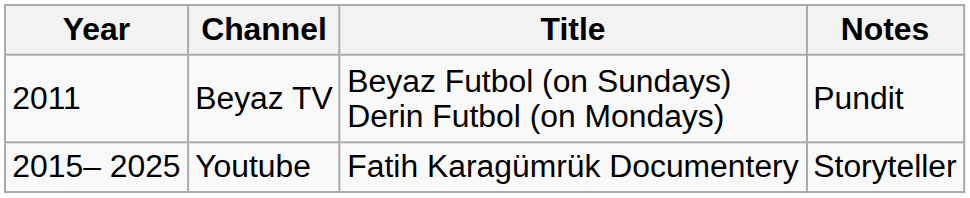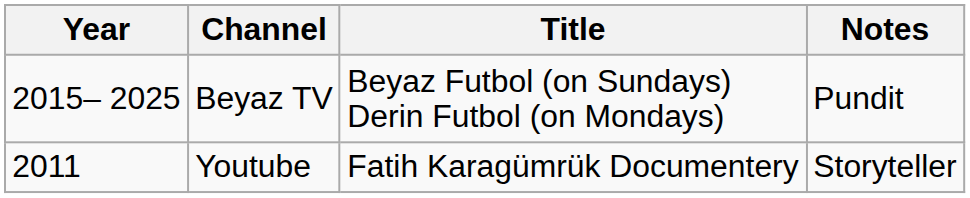(47, 98) 2011 -> (96, 98) 2015– 2025
(96, 166) 2015– 2025 -> (47, 166) 2011
